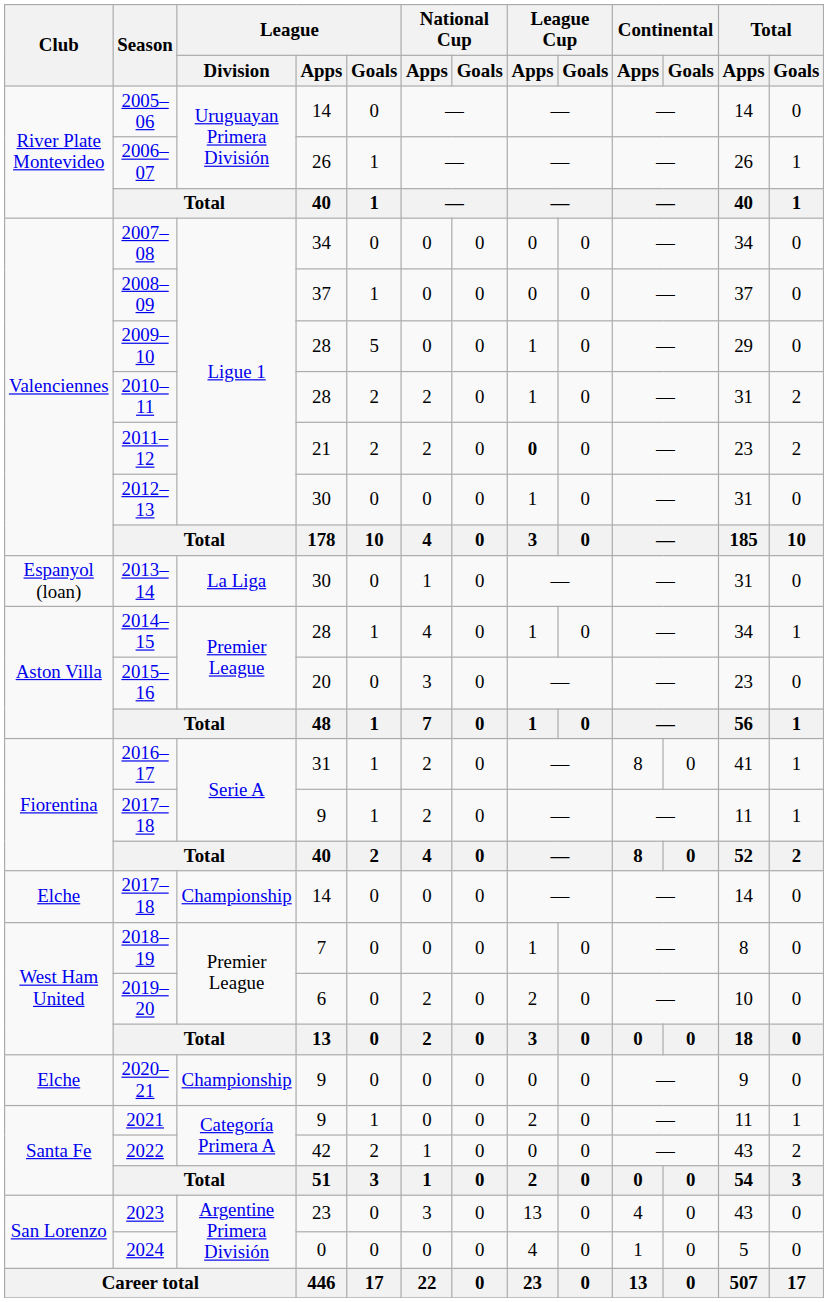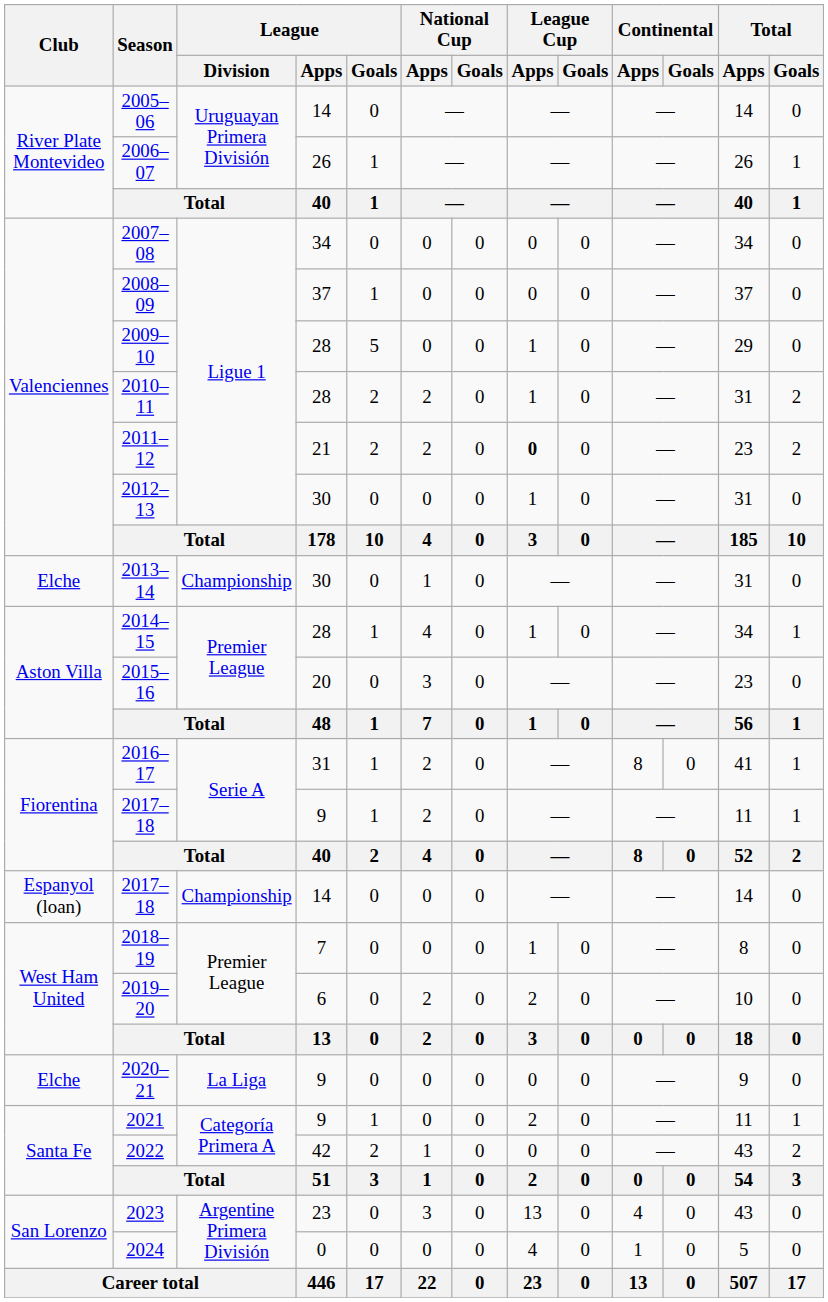(59, 580) Espanyol (loan) -> (59, 580) Elche
(237, 580) La Liga -> (237, 580) Championship
(59, 896) Elche -> (59, 896) Espanyol (loan)
(237, 1079) Championship -> (237, 1079) La Liga
